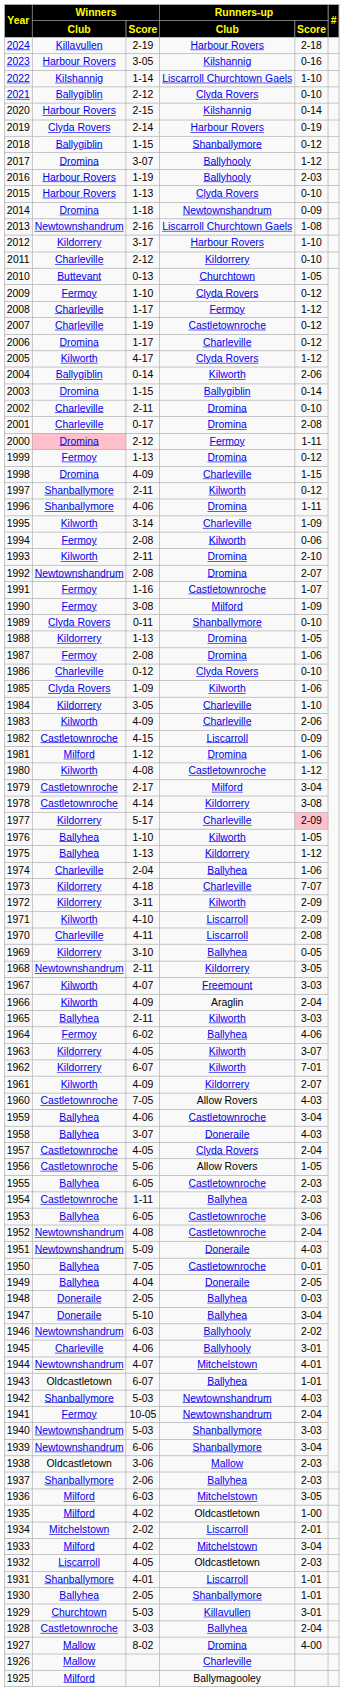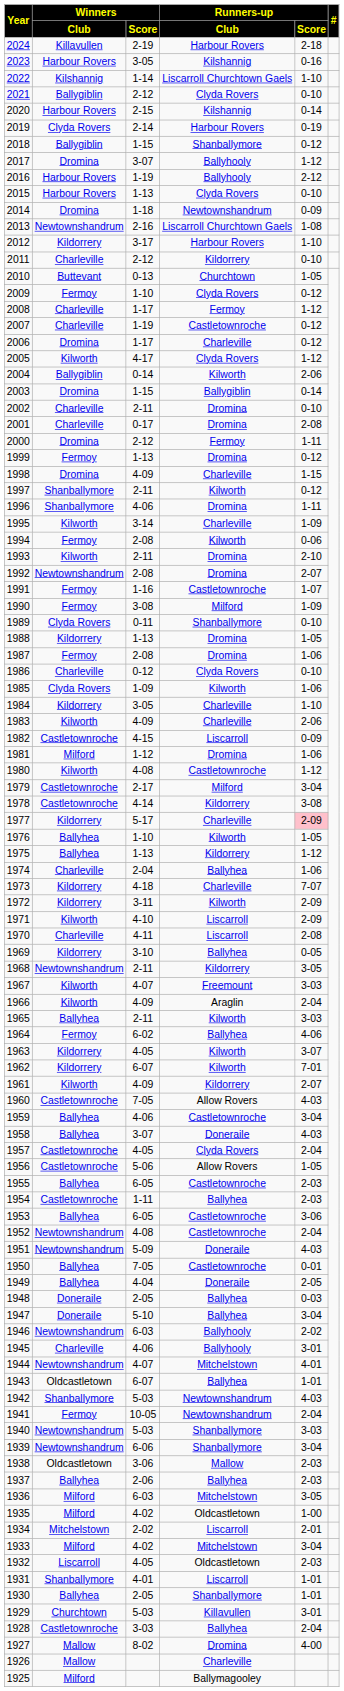(311, 177) 2-03 -> (311, 177) 2-12
(79, 441) pink background -> (79, 441) no background
(79, 1480) Shanballymore -> (79, 1480) Ballyhea
